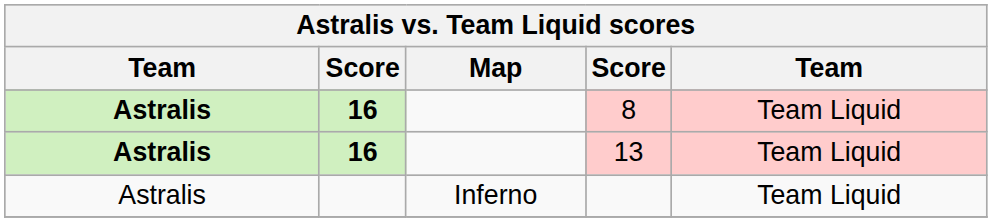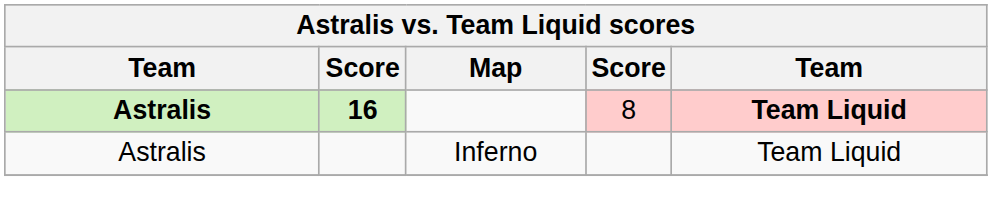(829, 110) normal -> (829, 110) bold
- row: (363, 152)
